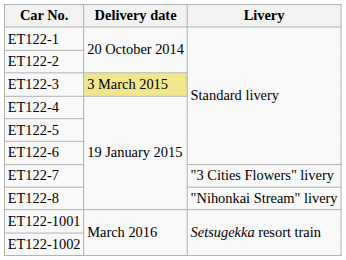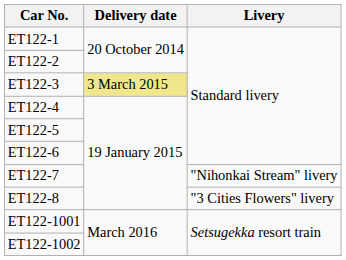(262, 175) "3 Cities Flowers" livery -> (264, 175) "Nihonkai Stream" livery
(264, 198) "Nihonkai Stream" livery -> (262, 198) "3 Cities Flowers" livery
